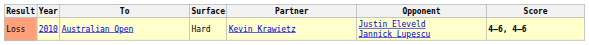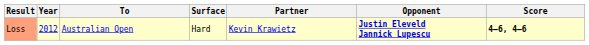(48, 29) 2010 -> (48, 29) 2012
(394, 29) normal -> (394, 29) bold
